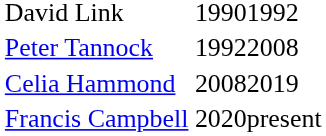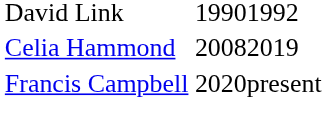- row: (79, 47)
